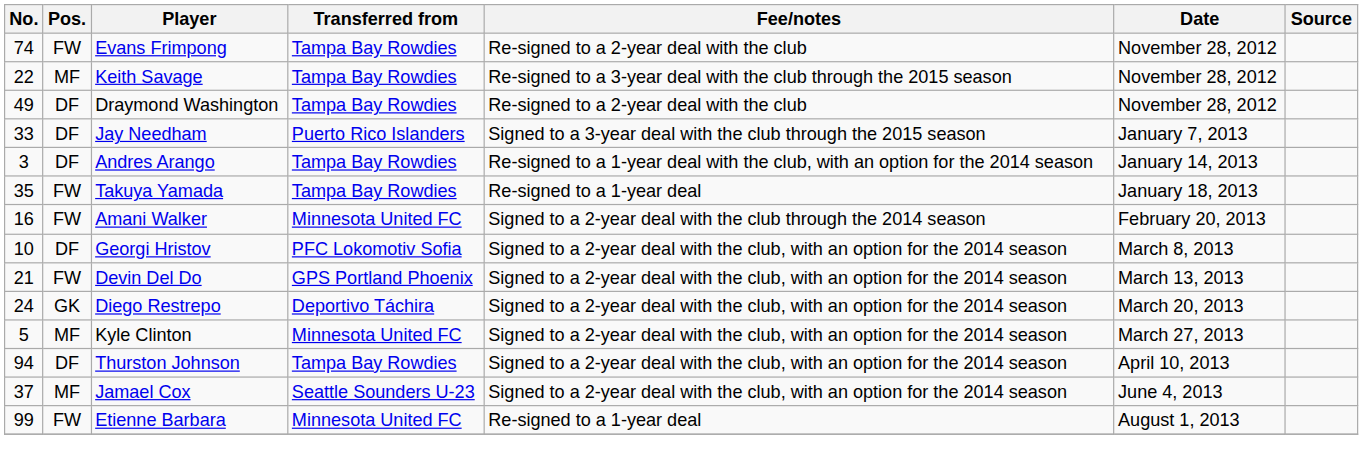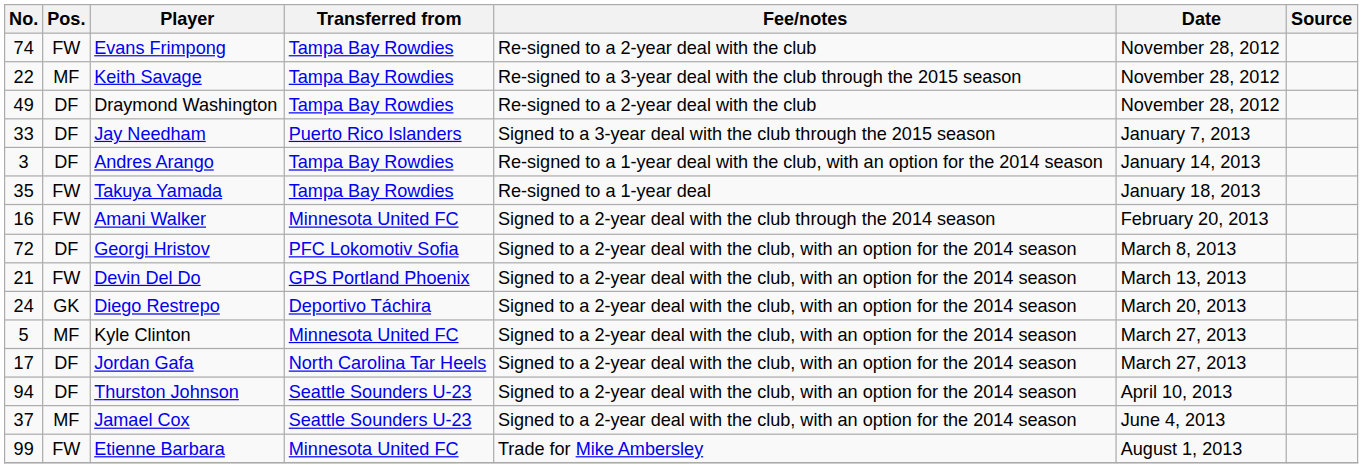(24, 248) 10 -> (24, 248) 72
+ row: (144, 363)
(374, 363) Tampa Bay Rowdies -> (380, 391) Seattle Sounders U-23
(595, 420) Re-signed to a 1-year deal -> (601, 449) Trade for Mike Ambersley
